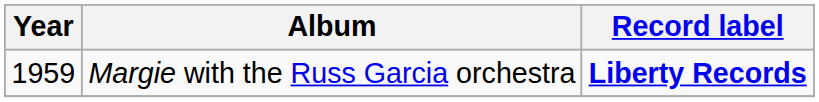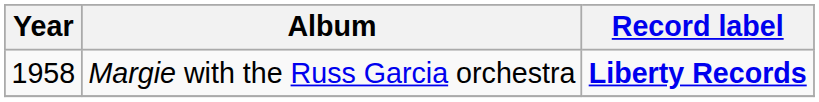(43, 72) 1959 -> (43, 72) 1958
